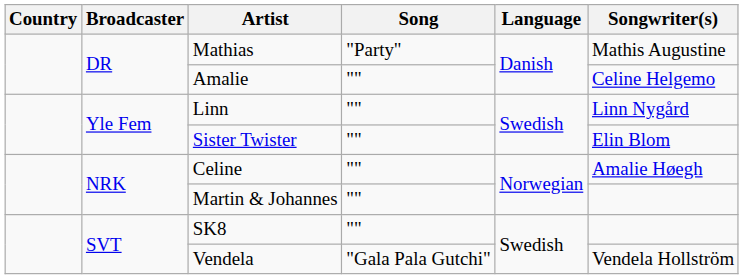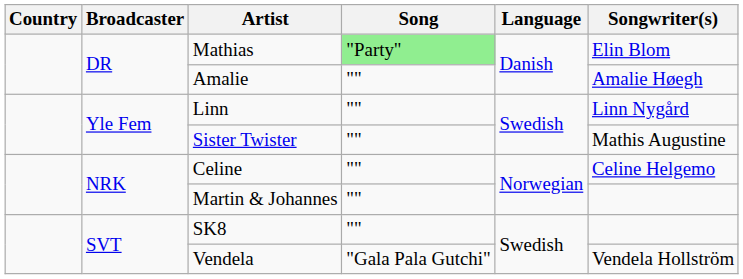(374, 49) no background -> (374, 49) lightgreen background
(659, 49) Mathis Augustine -> (631, 49) Elin Blom
(654, 79) Celine Helgemo -> (647, 79) Amalie Høegh
(631, 139) Elin Blom -> (659, 139) Mathis Augustine
(647, 169) Amalie Høegh -> (654, 169) Celine Helgemo
